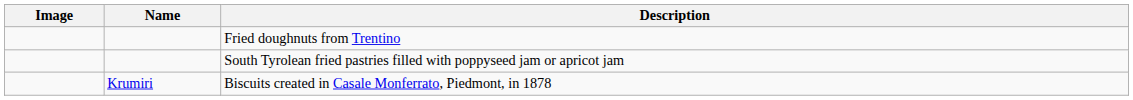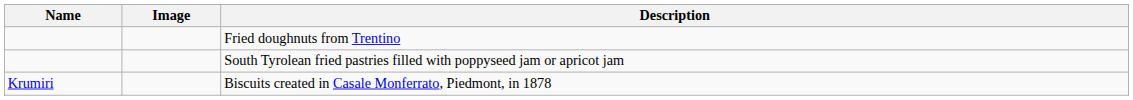columns swapped: (162, 15) <-> (54, 15)
